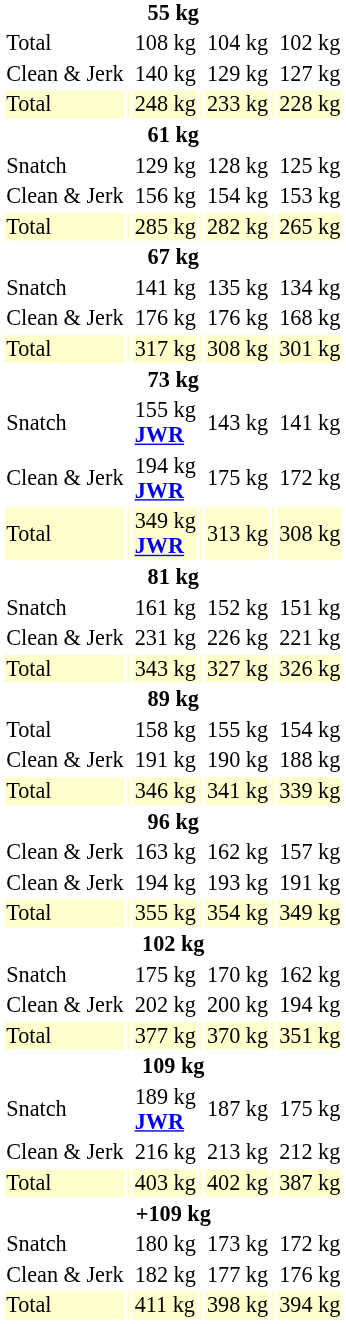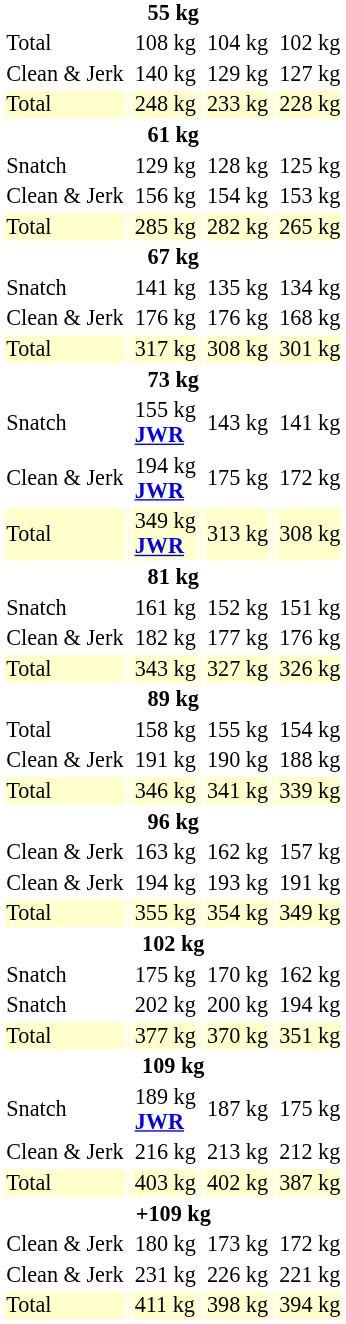rows swapped: (165, 1274) <-> (165, 637)
(65, 1004) Clean & Jerk -> (36, 1004) Snatch
(36, 1244) Snatch -> (65, 1244) Clean & Jerk
